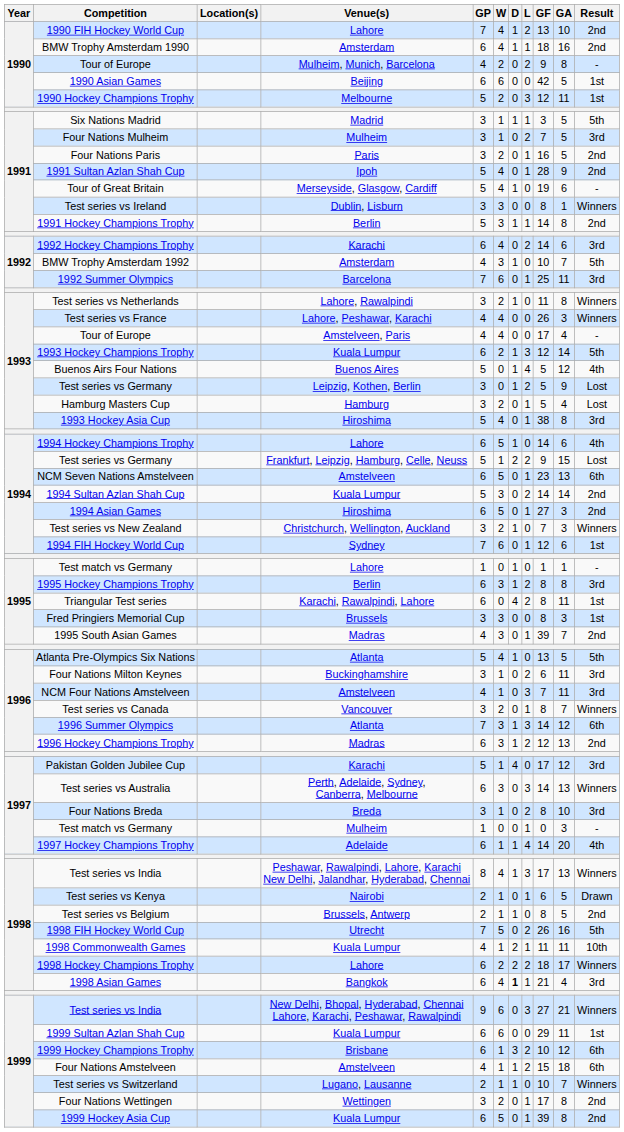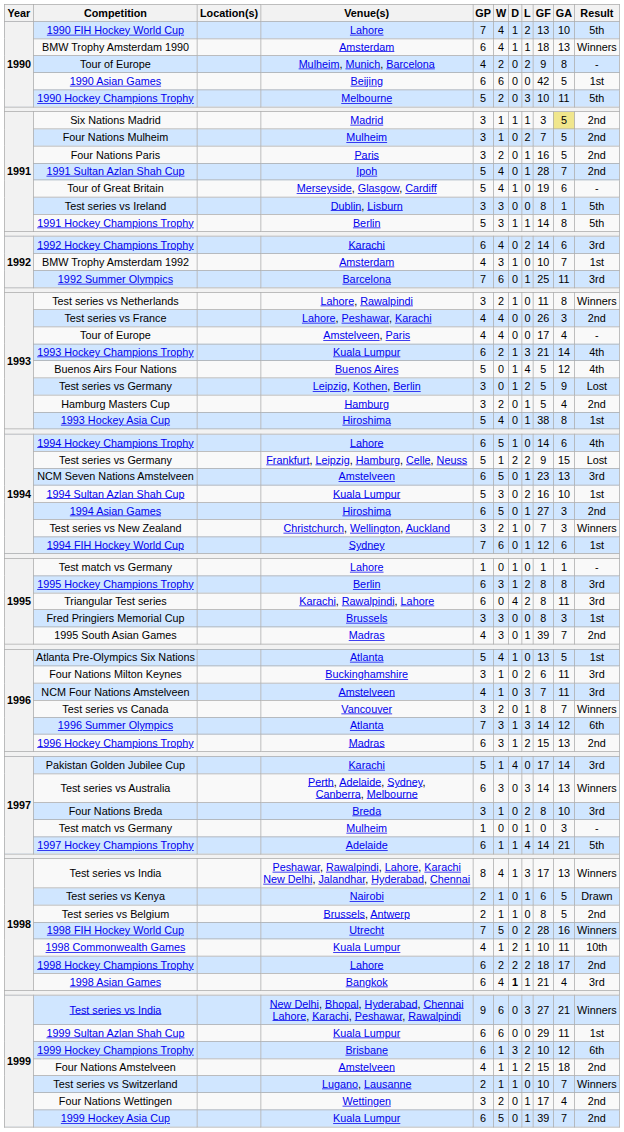(597, 30) 2nd -> (597, 30) 5th
(564, 47) 16 -> (564, 47) 13
(597, 47) 2nd -> (597, 47) Winners
(543, 99) 12 -> (543, 99) 10
(597, 99) 1st -> (597, 99) 5th
(564, 121) no background -> (564, 121) khaki background
(597, 121) 5th -> (597, 121) 2nd
(597, 138) 3rd -> (597, 138) 2nd
(564, 172) 9 -> (564, 172) 7
(597, 206) Winners -> (597, 206) 5th
(597, 223) 2nd -> (597, 223) 5th
(597, 262) 5th -> (597, 262) 1st
(597, 319) Winners -> (597, 319) 2nd
(543, 353) 12 -> (543, 353) 21
(597, 353) 5th -> (597, 353) 4th
(597, 404) Lost -> (597, 404) 2nd
(597, 421) 3rd -> (597, 421) 1st
(597, 477) 6th -> (597, 477) 3rd
(543, 494) 14 -> (543, 494) 16
(564, 494) 14 -> (564, 494) 10
(597, 494) 2nd -> (597, 494) 1st
(597, 602) 1st -> (597, 602) 3rd
(597, 658) 5th -> (597, 658) 1st
(543, 743) 12 -> (543, 743) 15
(564, 765) 12 -> (564, 765) 14
(564, 846) 20 -> (564, 846) 21
(597, 846) 4th -> (597, 846) 5th
(543, 931) 26 -> (543, 931) 28
(597, 931) 5th -> (597, 931) Winners
(543, 948) 11 -> (543, 948) 10
(597, 965) Winners -> (597, 965) 2nd
(597, 1067) 6th -> (597, 1067) 2nd
(564, 1102) 8 -> (564, 1102) 4
(564, 1119) 8 -> (564, 1119) 7
